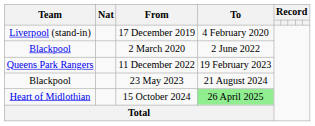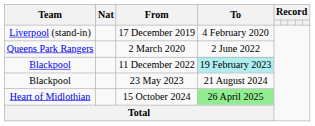(50, 49) Blackpool -> (50, 49) Queens Park Rangers
(50, 65) Queens Park Rangers -> (50, 65) Blackpool
(236, 65) no background -> (236, 65) paleturquoise background
